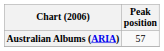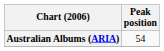(140, 38) 57 -> (140, 38) 54
